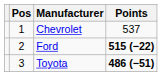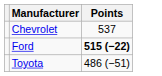- column: (22, 13)
(131, 63) bold -> (107, 63) normal
